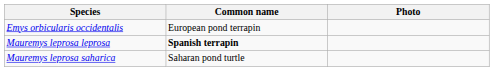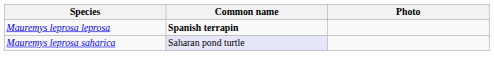- row: (65, 27)
(206, 58) no background -> (206, 43) lavender background
